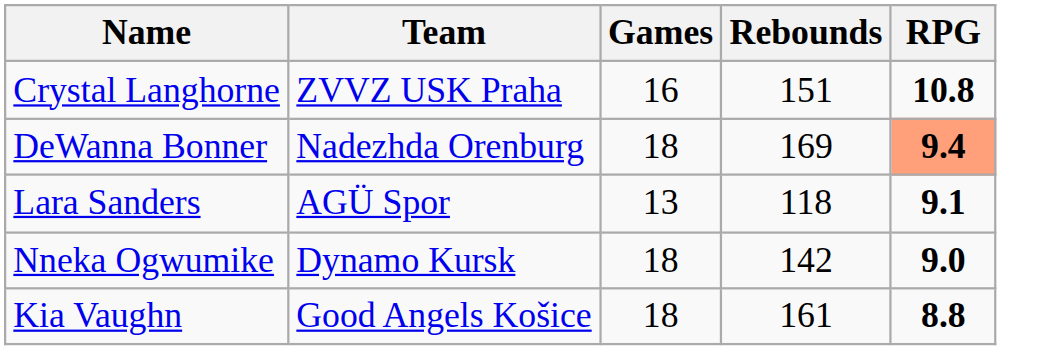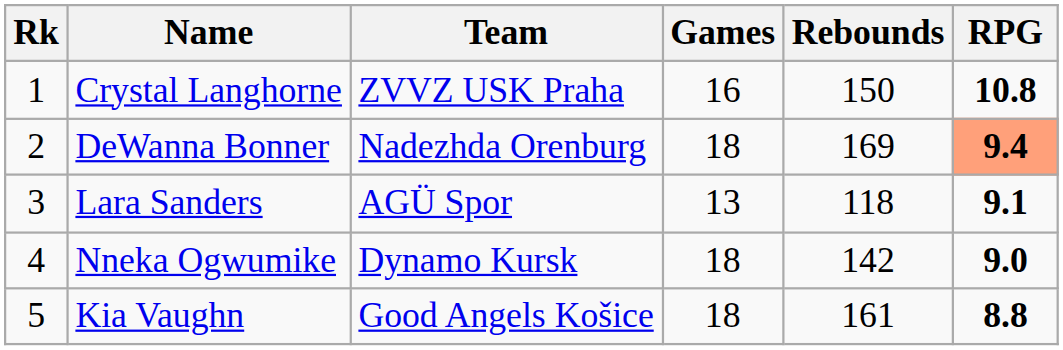+ column: (36, 32)
(806, 89) 151 -> (868, 89) 150
